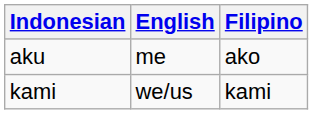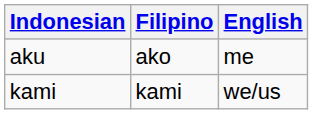columns swapped: (264, 21) <-> (175, 21)
